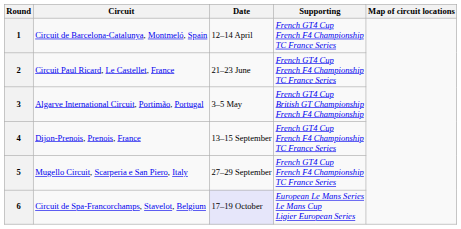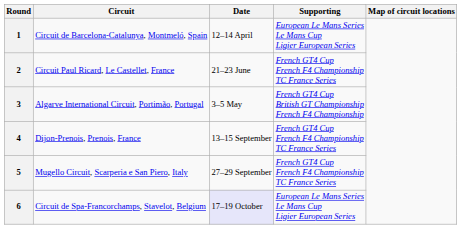(320, 35) French GT4 Cup French F4 Championship TC France Series -> (320, 35) European Le Mans Series Le Mans Cup Ligier European Series
